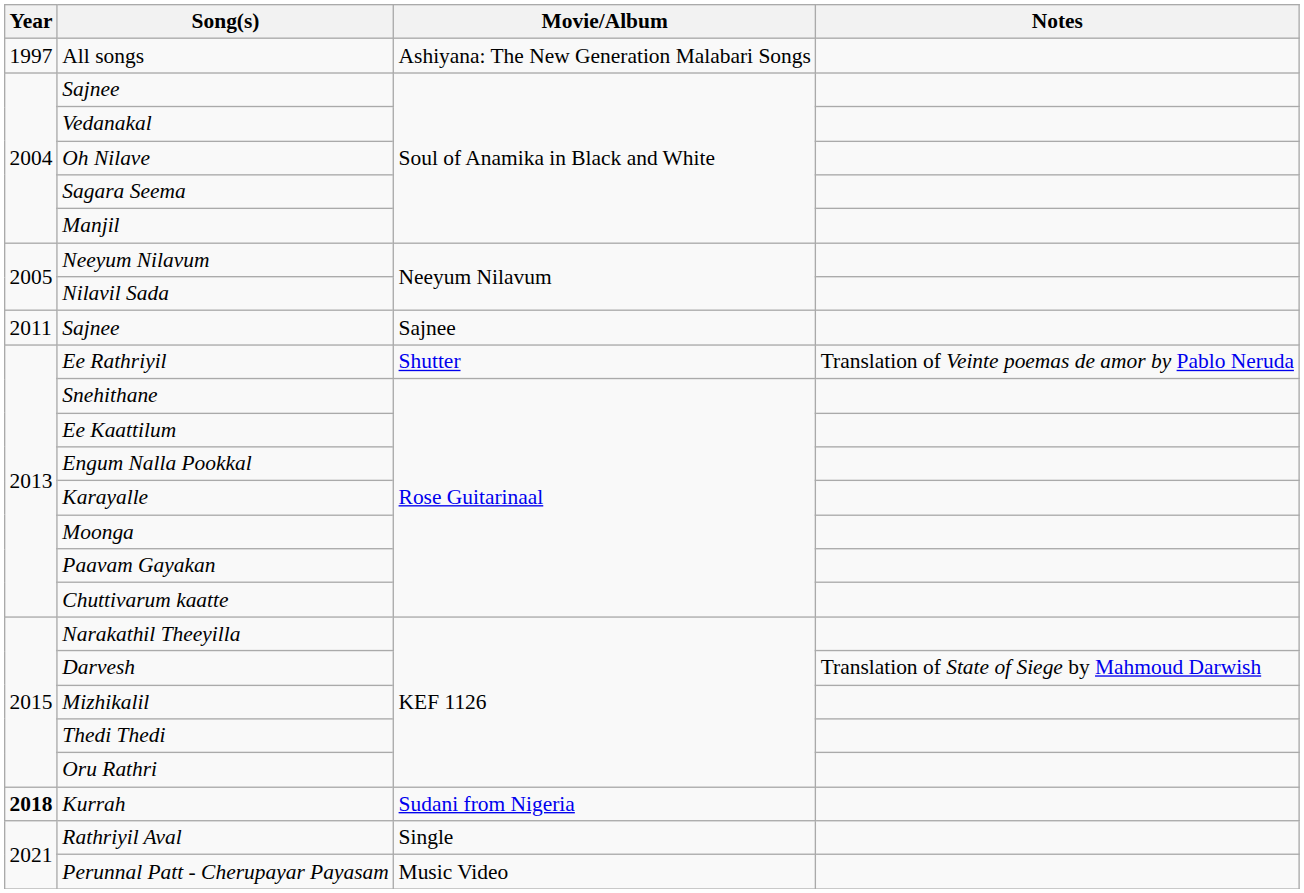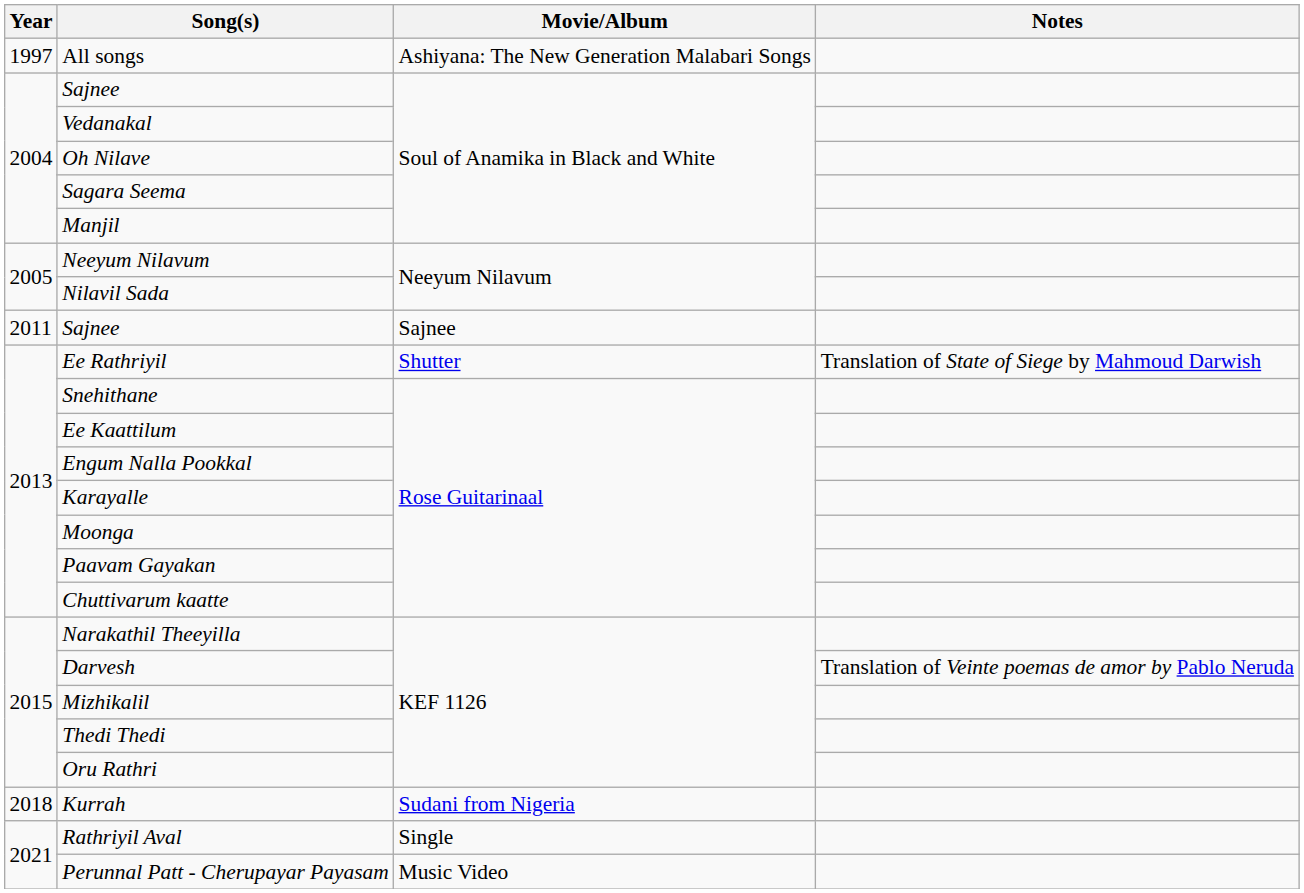(1057, 361) Translation of Veinte poemas de amor by Pablo Neruda -> (1041, 361) Translation of State of Siege by Mahmoud Darwish
(1041, 667) Translation of State of Siege by Mahmoud Darwish -> (1057, 667) Translation of Veinte poemas de amor by Pablo Neruda
(31, 803) bold -> (31, 803) normal
